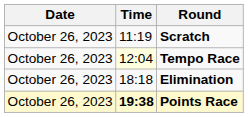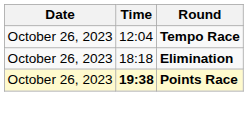- row: (185, 36)
(136, 58) lightyellow background -> (136, 36) no background
